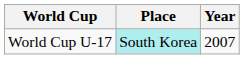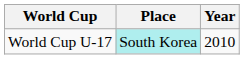(220, 41) 2007 -> (220, 41) 2010
